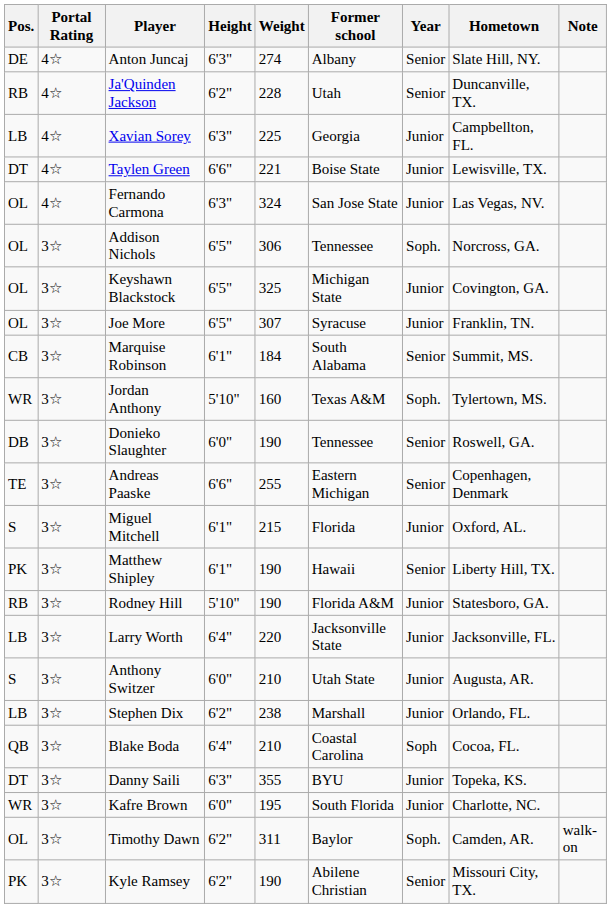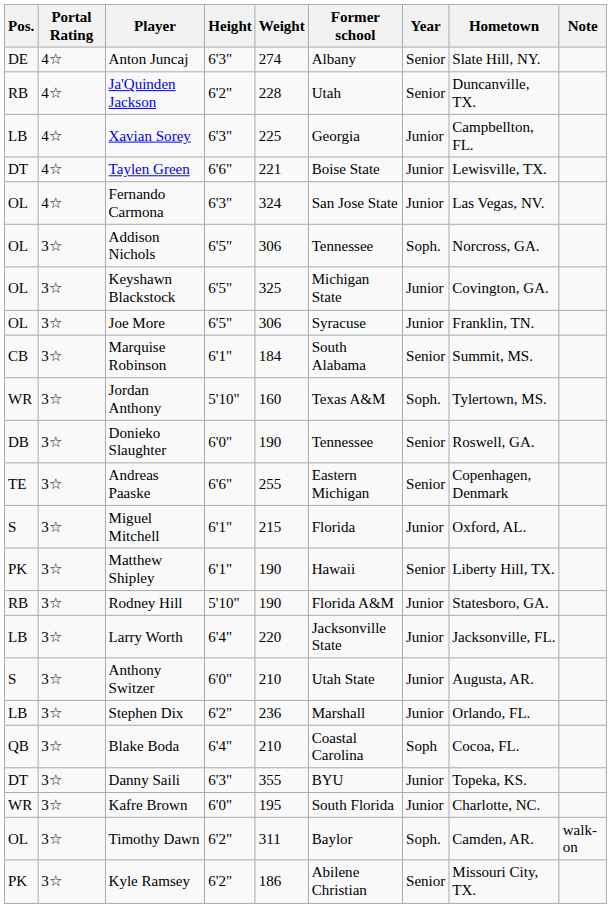(270, 322) 307 -> (270, 322) 306
(270, 713) 238 -> (270, 713) 236
(270, 881) 190 -> (270, 881) 186
